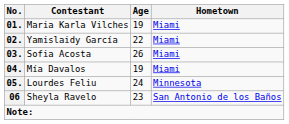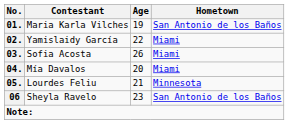(166, 26) Miami -> (217, 26) San Antonio de los Baños
(138, 69) 19 -> (138, 69) 20
(138, 84) 24 -> (138, 84) 21
